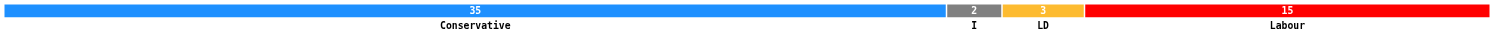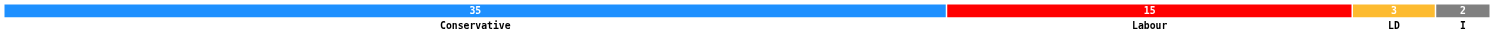columns swapped: (1287, 11) <-> (974, 11)
